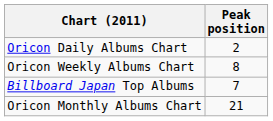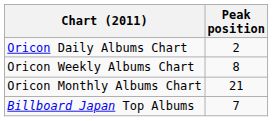rows swapped: (105, 106) <-> (101, 86)
